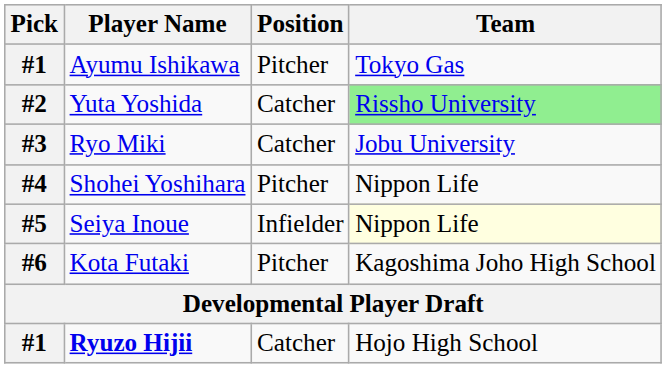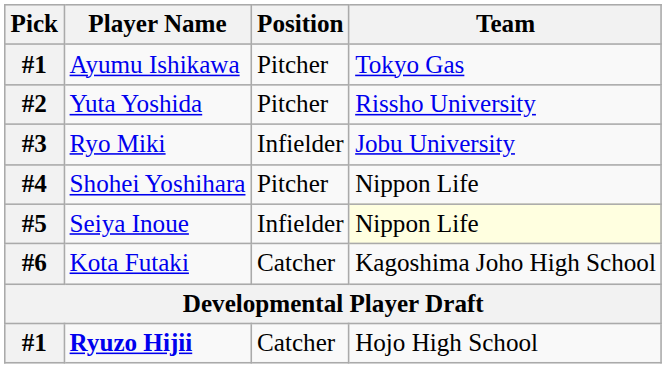(296, 104) Catcher -> (293, 104) Pitcher
(446, 104) lightgreen background -> (446, 104) no background
(296, 143) Catcher -> (300, 143) Infielder
(293, 263) Pitcher -> (296, 263) Catcher
